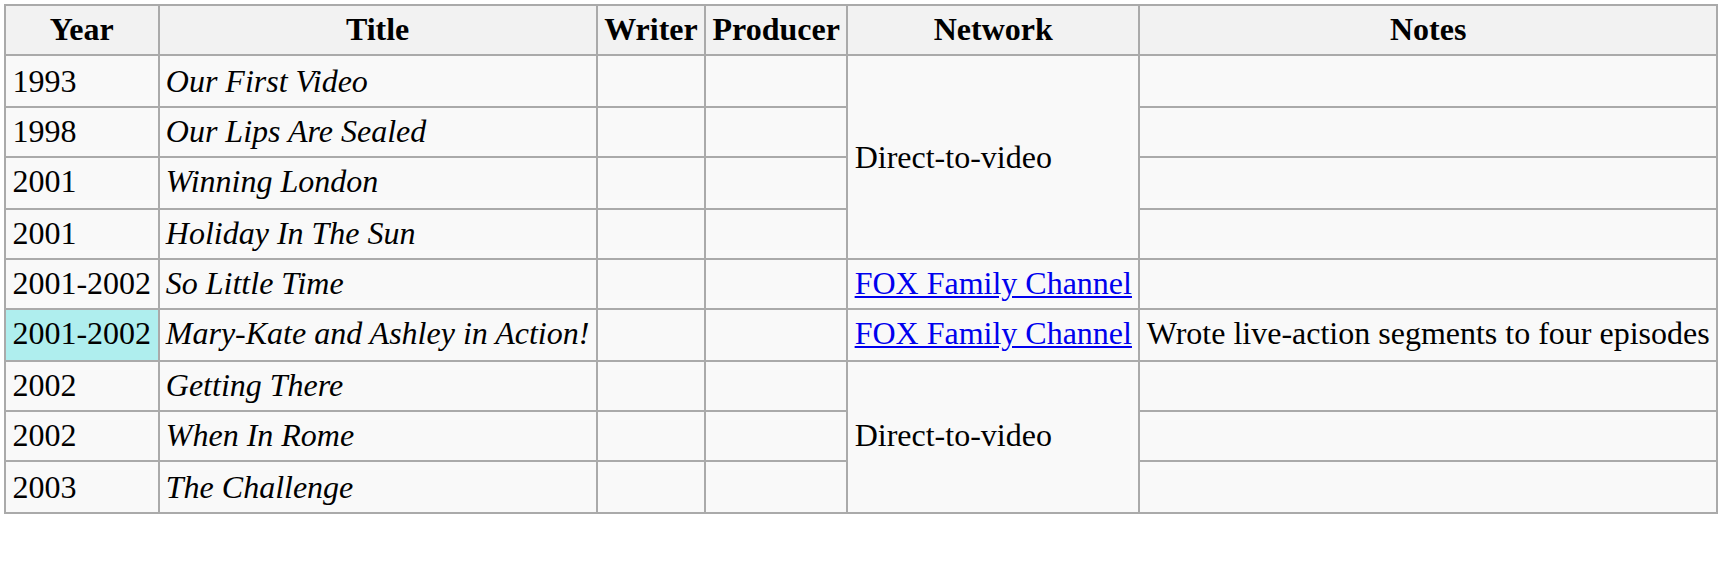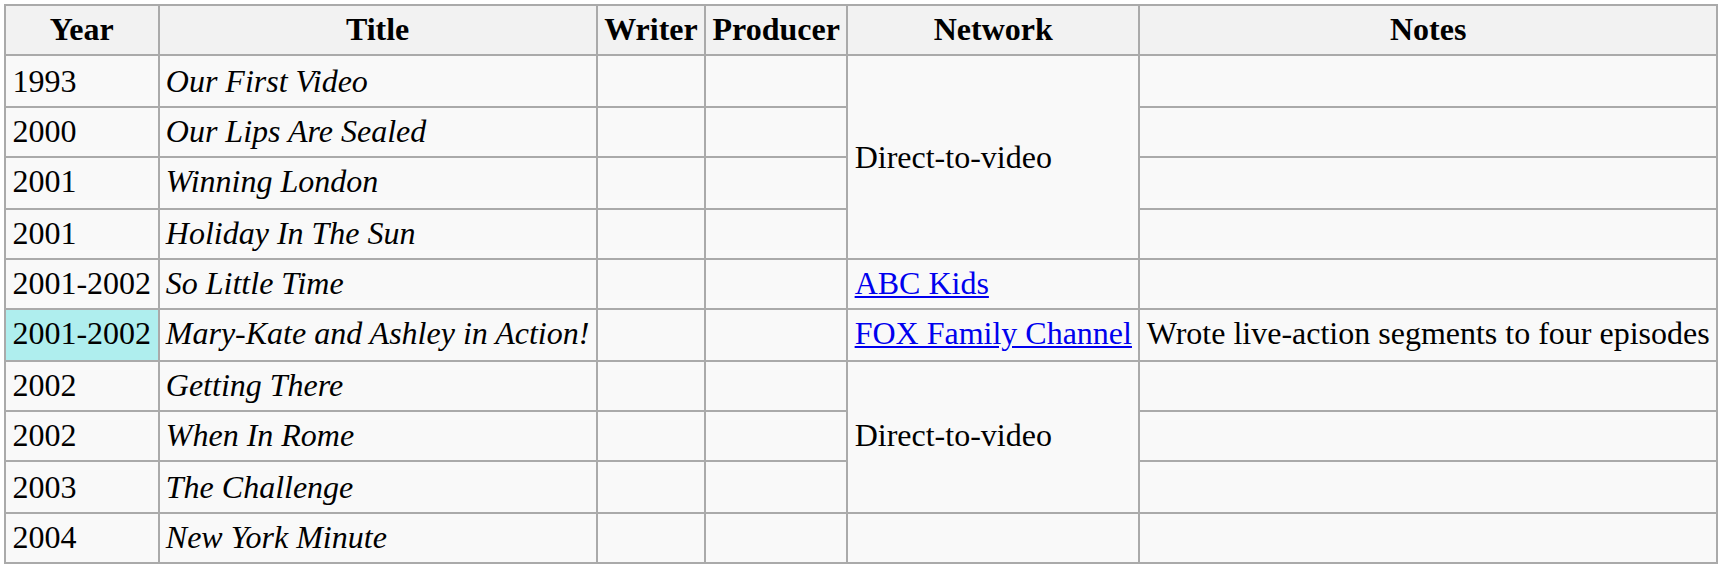(44, 131) 1998 -> (44, 131) 2000
(993, 283) FOX Family Channel -> (922, 283) ABC Kids
+ row: (276, 537)
